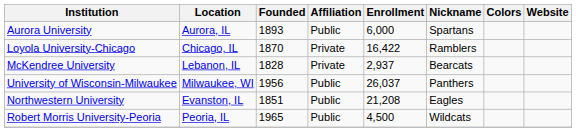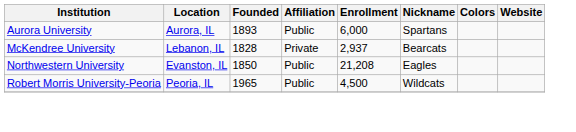- row: (71, 48)
- row: (92, 83)
(271, 100) 1851 -> (245, 65) 1850
